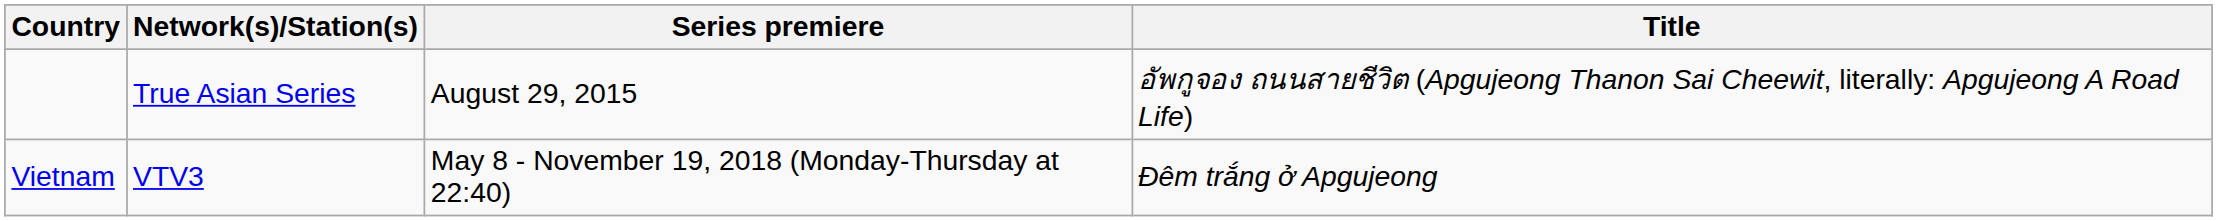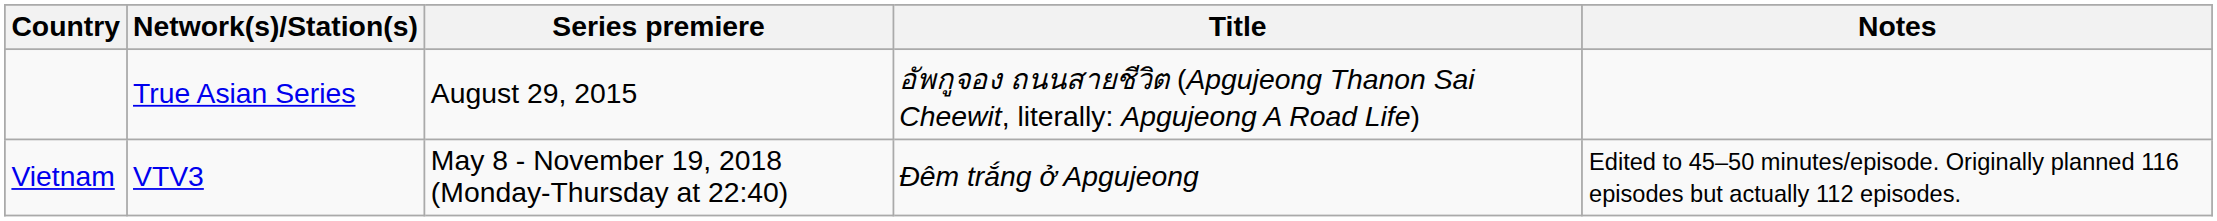+ column: (1897, 26)
